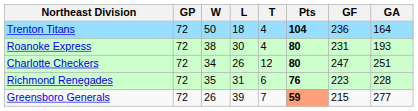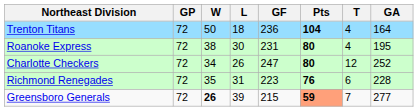columns swapped: (272, 13) <-> (350, 13)
(382, 47) 193 -> (382, 47) 195
(382, 64) 251 -> (382, 64) 252
(210, 98) normal -> (210, 98) bold
